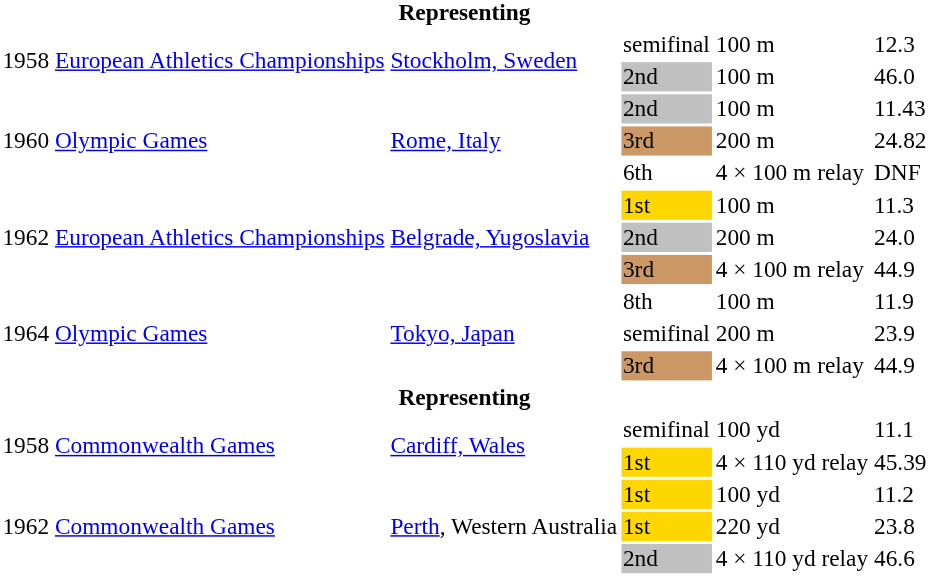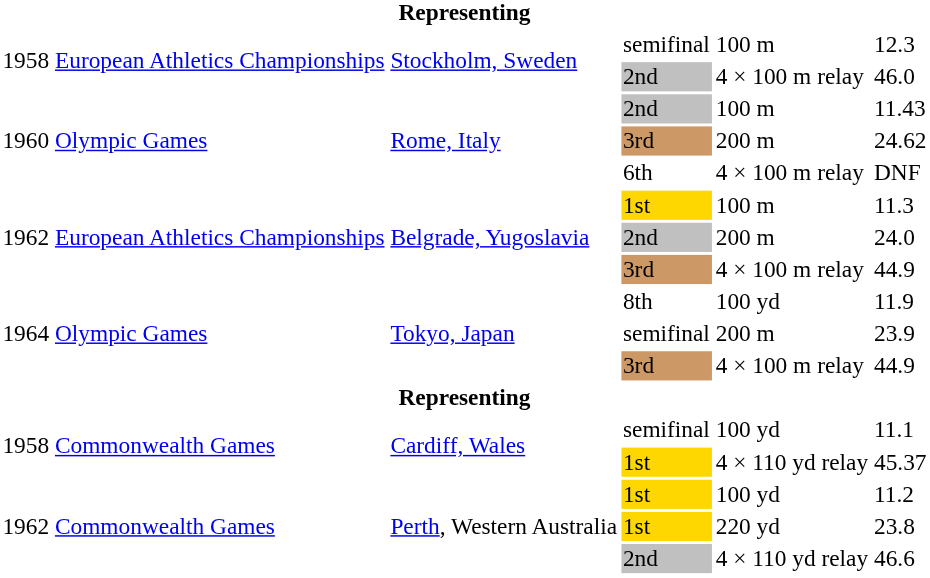(745, 76) 100 m -> (790, 76) 4 × 100 m relay
(900, 140) 24.82 -> (900, 140) 24.62
(745, 301) 100 m -> (748, 301) 100 yd
(900, 461) 45.39 -> (900, 461) 45.37
